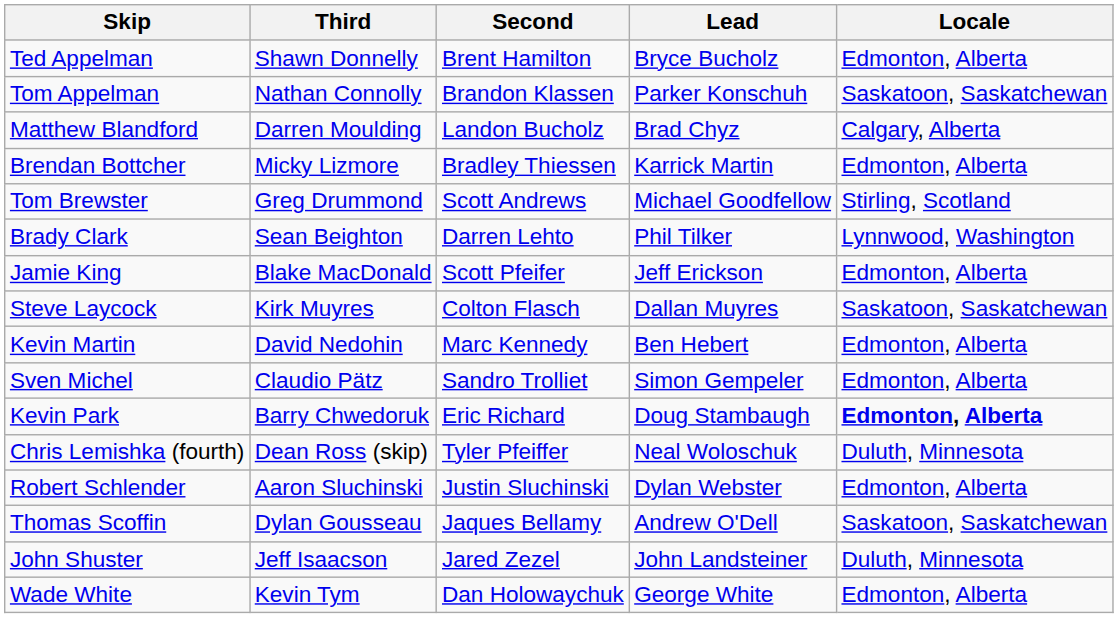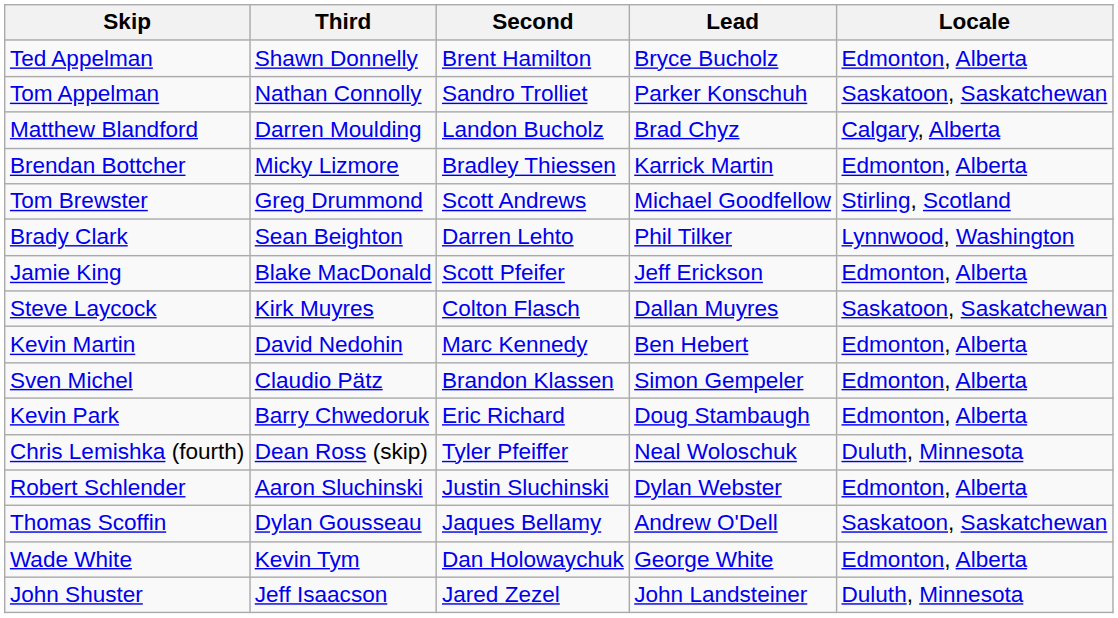(528, 93) Brandon Klassen -> (515, 93) Sandro Trolliet
(515, 380) Sandro Trolliet -> (528, 380) Brandon Klassen
(942, 415) bold -> (934, 415) normal
rows swapped: (76, 559) <-> (71, 594)
